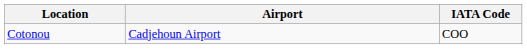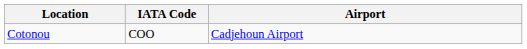columns swapped: (282, 14) <-> (481, 14)
